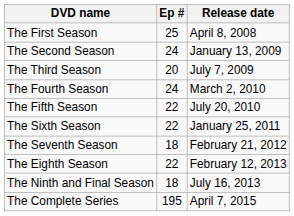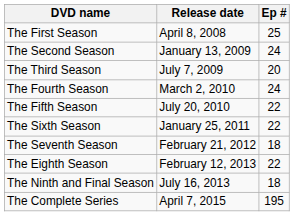columns swapped: (172, 13) <-> (238, 13)
